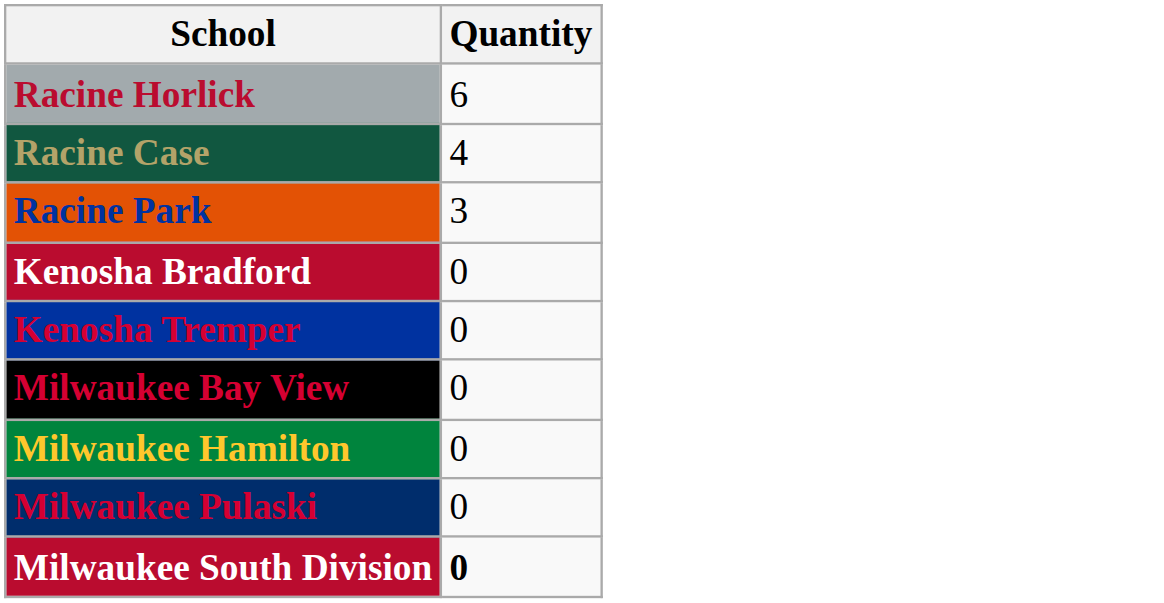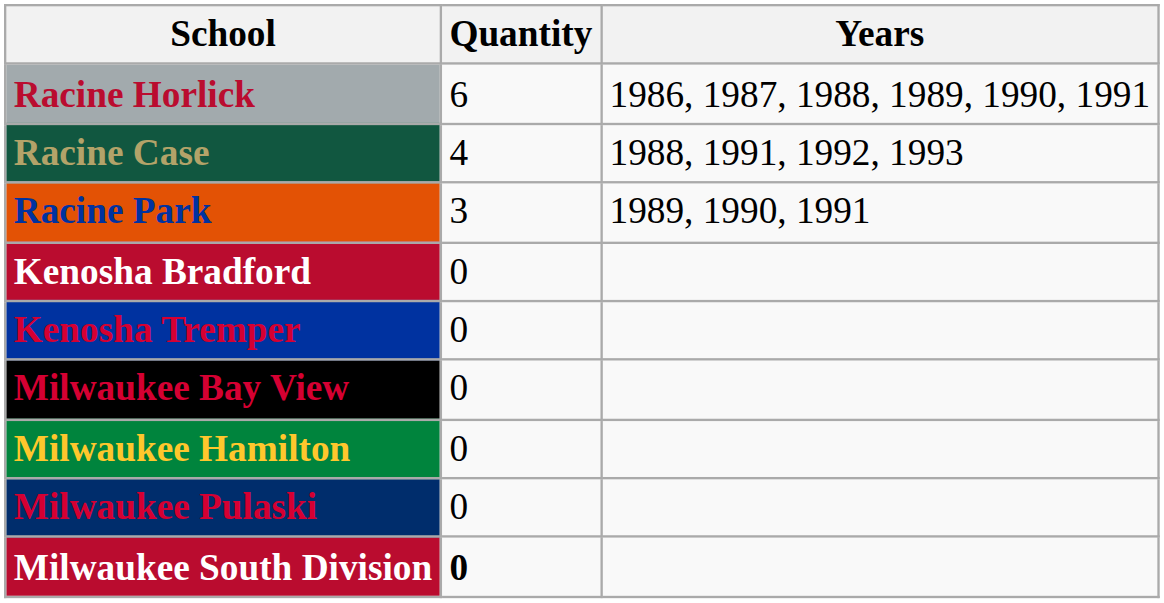+ column: (880, 34)
